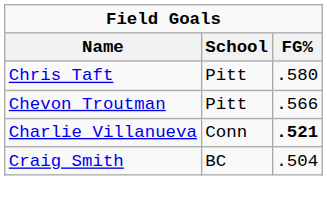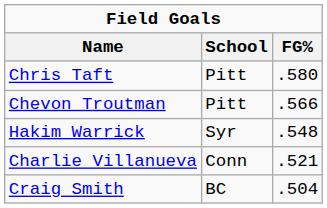+ row: (77, 132)
(297, 132) bold -> (297, 161) normal
